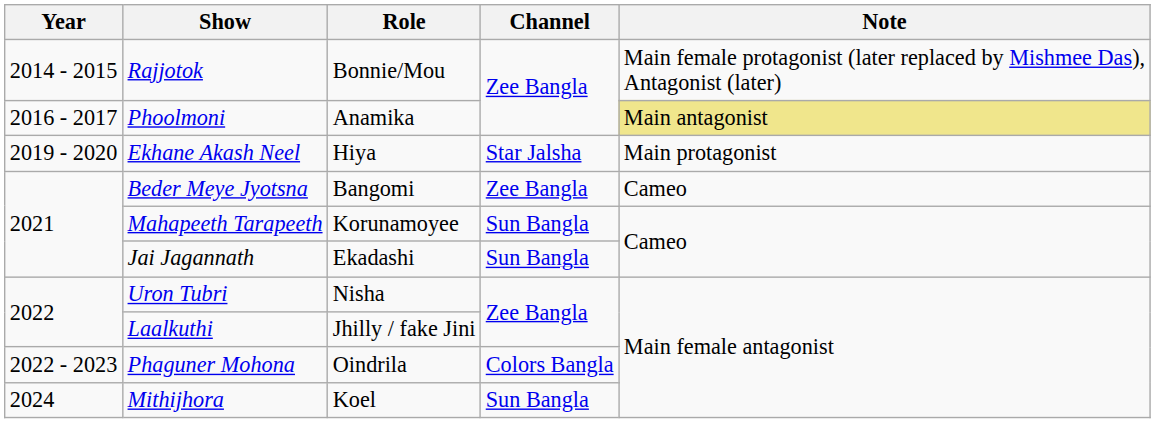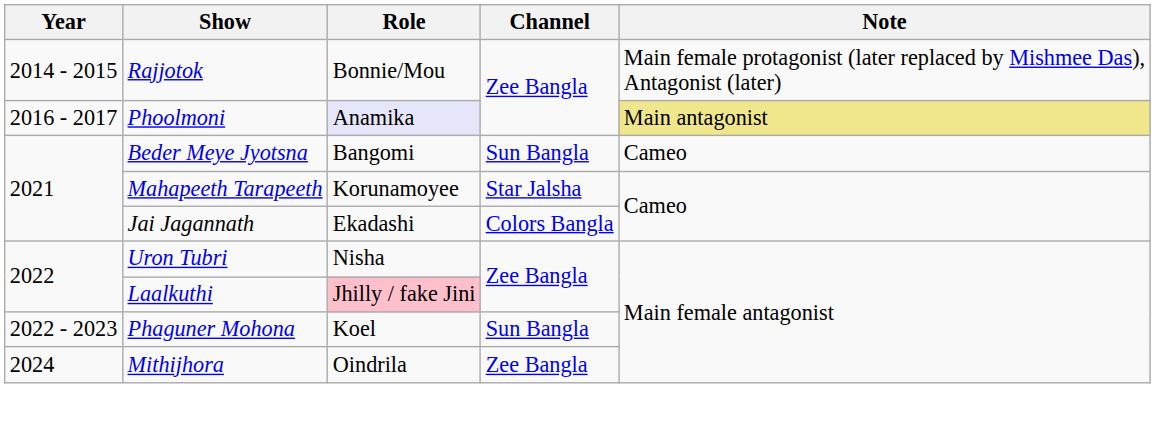(374, 117) no background -> (374, 117) lavender background
- row: (214, 152)
(537, 188) Zee Bangla -> (537, 152) Sun Bangla
(537, 223) Sun Bangla -> (534, 188) Star Jalsha
(537, 258) Sun Bangla -> (550, 223) Colors Bangla
(404, 329) no background -> (404, 294) pink background
(370, 364) Oindrila -> (354, 329) Koel
(550, 364) Colors Bangla -> (537, 329) Sun Bangla
(354, 399) Koel -> (370, 364) Oindrila
(537, 399) Sun Bangla -> (537, 364) Zee Bangla
